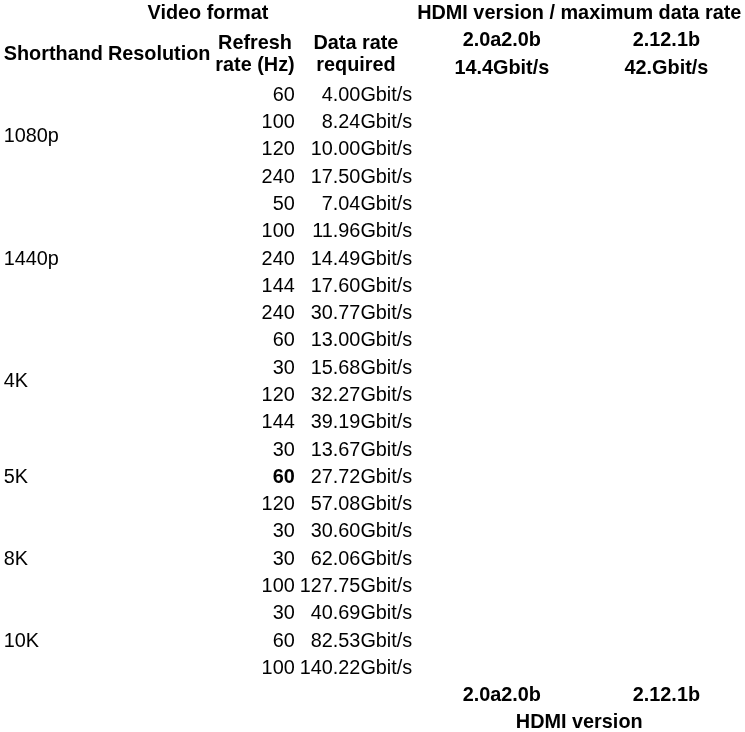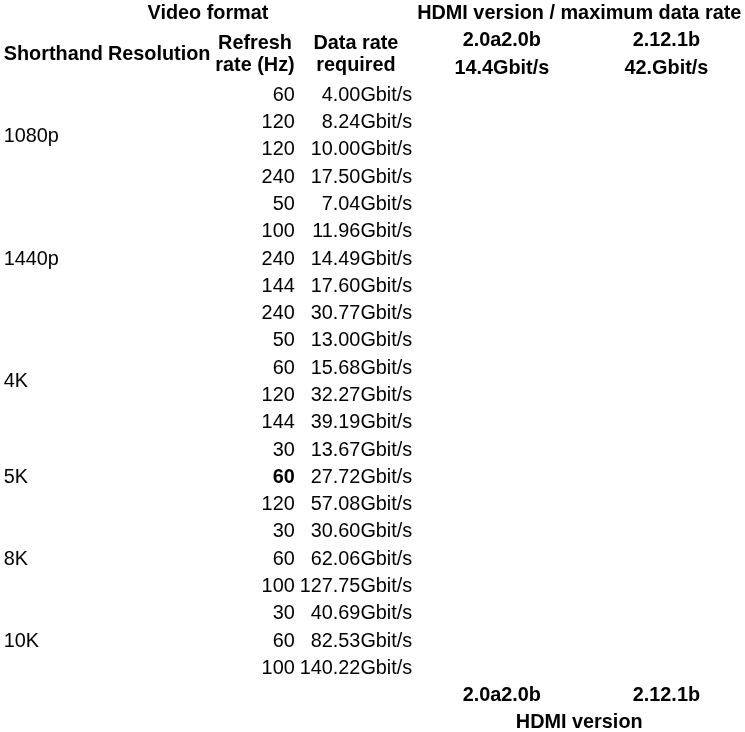(278, 121) 100 -> (278, 121) 120
(284, 340) 60 -> (284, 340) 50
(284, 367) 30 -> (284, 367) 60
(284, 558) 30 -> (284, 558) 60
